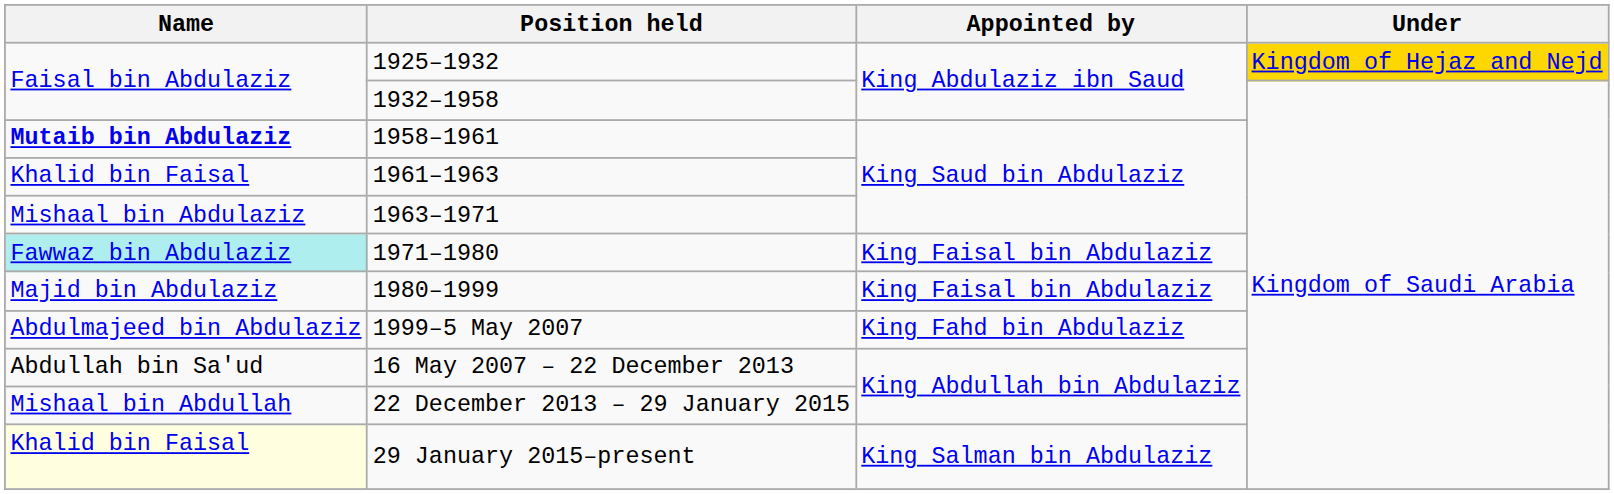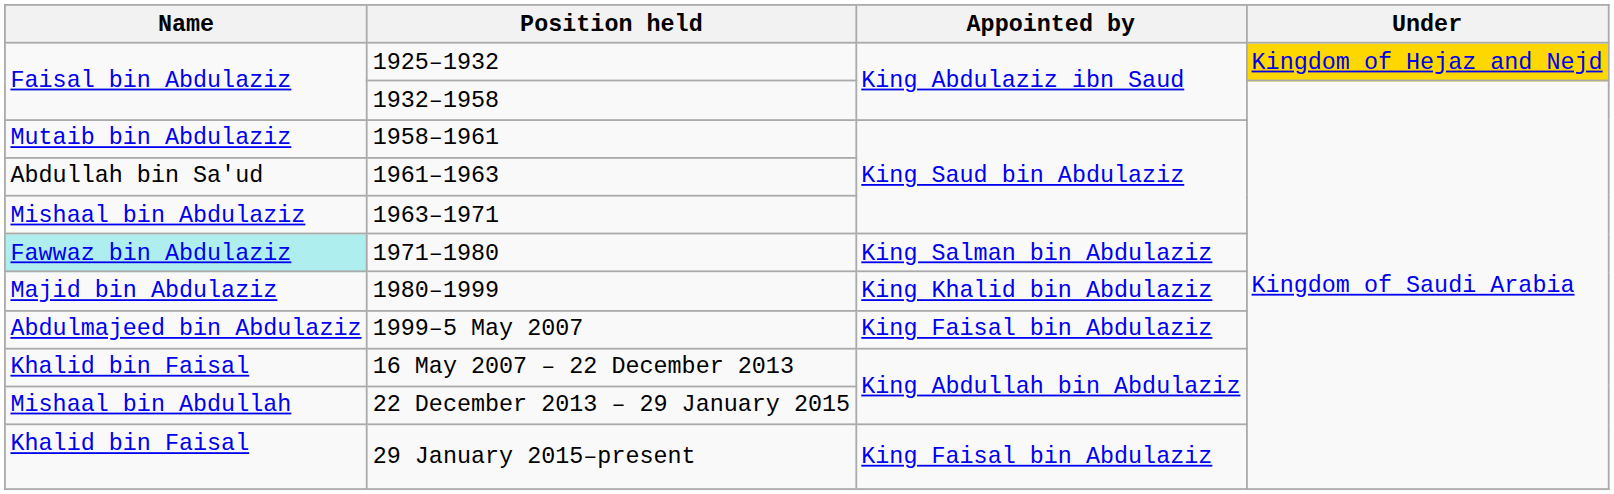(151, 138) bold -> (151, 138) normal
(130, 177) Khalid bin Faisal -> (137, 177) Abdullah bin Sa'ud
(1037, 253) King Faisal bin Abdulaziz -> (1037, 253) King Salman bin Abdulaziz
(1037, 291) King Faisal bin Abdulaziz -> (1037, 291) King Khalid bin Abdulaziz
(1023, 329) King Fahd bin Abdulaziz -> (1037, 329) King Faisal bin Abdulaziz
(137, 367) Abdullah bin Sa'ud -> (130, 367) Khalid bin Faisal
(130, 443) lightyellow background -> (130, 443) no background
(1037, 457) King Salman bin Abdulaziz -> (1037, 457) King Faisal bin Abdulaziz
